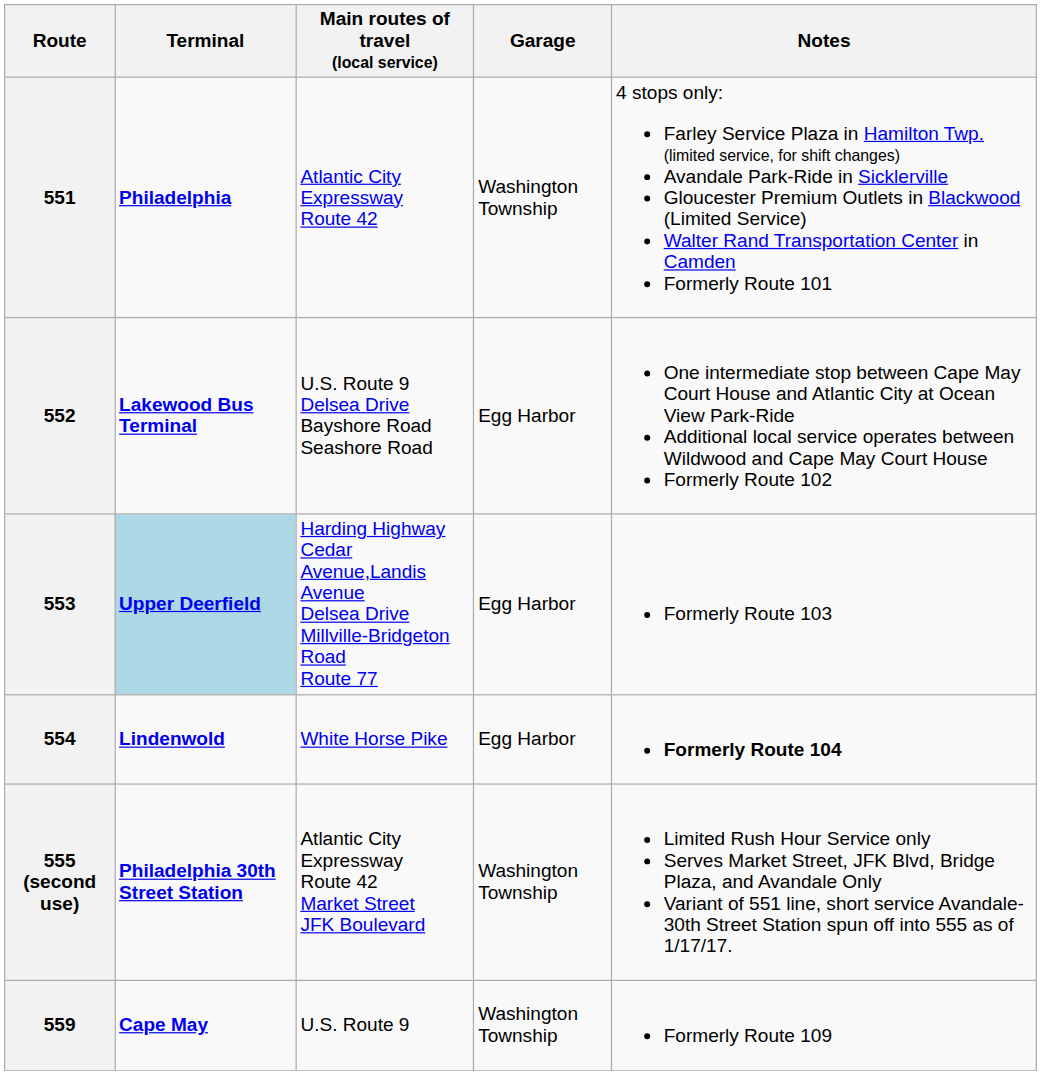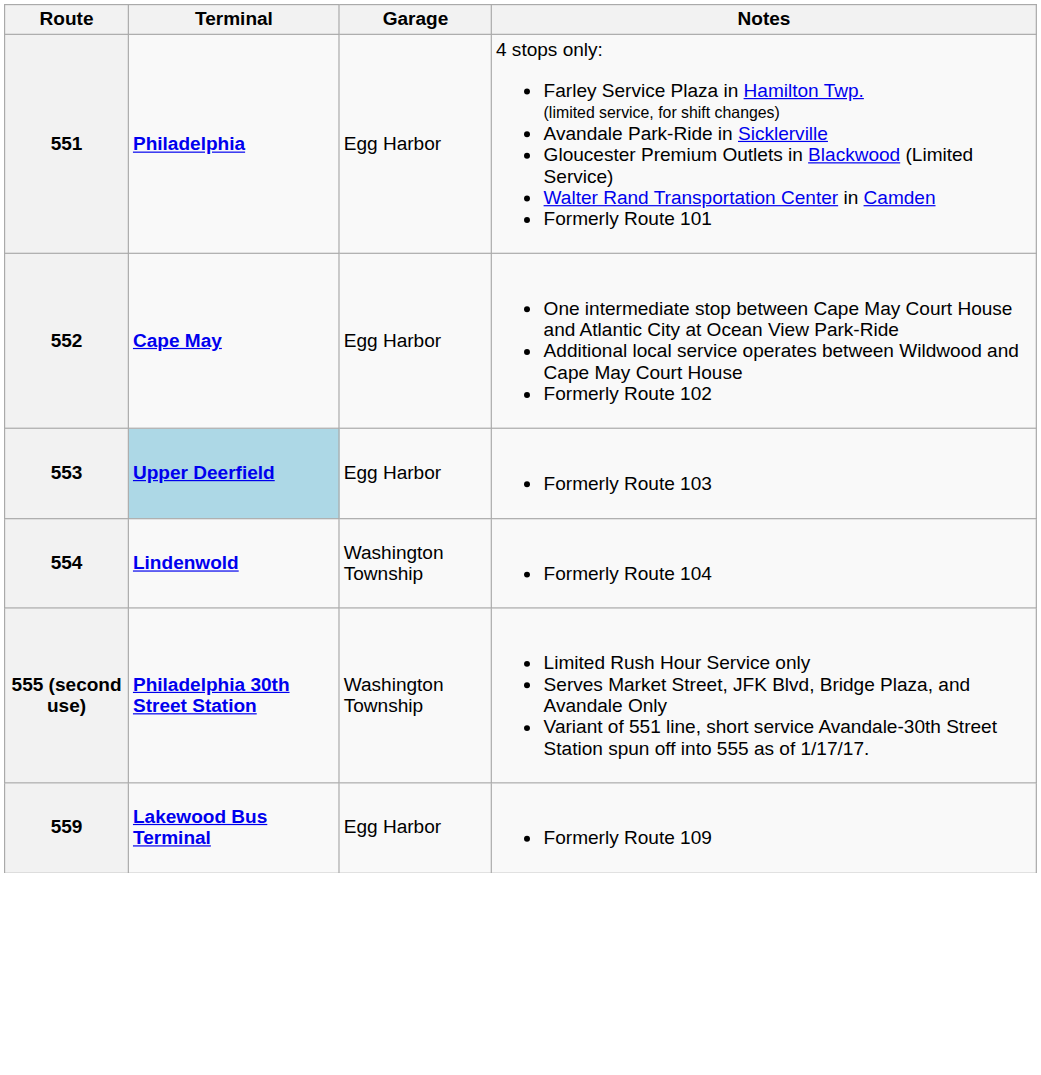- column: (385, 41)
(528, 197) Washington Township -> (392, 143) Egg Harbor
(186, 415) Lakewood Bus Terminal -> (177, 340) Cape May
(527, 738) Egg Harbor -> (394, 562) Washington Township
(824, 750) bold -> (764, 574) normal
(164, 1025) Cape May -> (200, 827) Lakewood Bus Terminal
(528, 1025) Washington Township -> (392, 827) Egg Harbor
